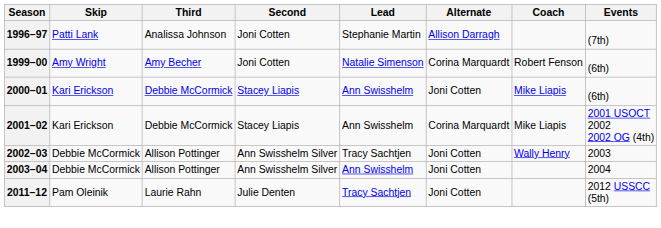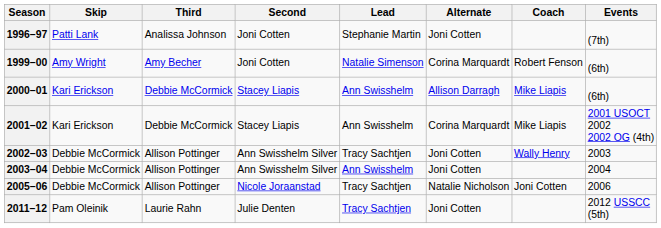(464, 35) Allison Darragh -> (455, 35) Joni Cotten
(455, 91) Joni Cotten -> (464, 91) Allison Darragh
+ row: (27, 186)
